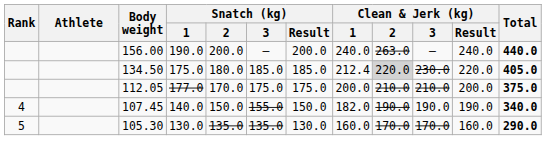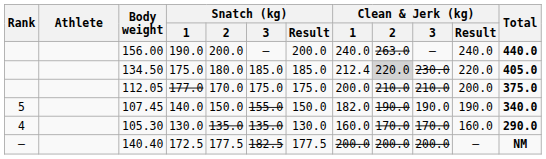(22, 107) 4 -> (22, 107) 5
(22, 126) 5 -> (22, 126) 4
+ row: (143, 144)
